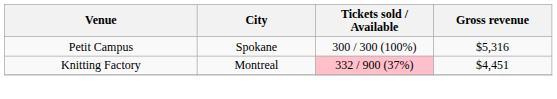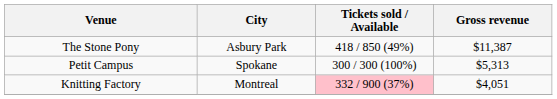+ row: (101, 46)
(492, 46) $5,316 -> (492, 65) $5,313
(492, 65) $4,451 -> (492, 84) $4,051
